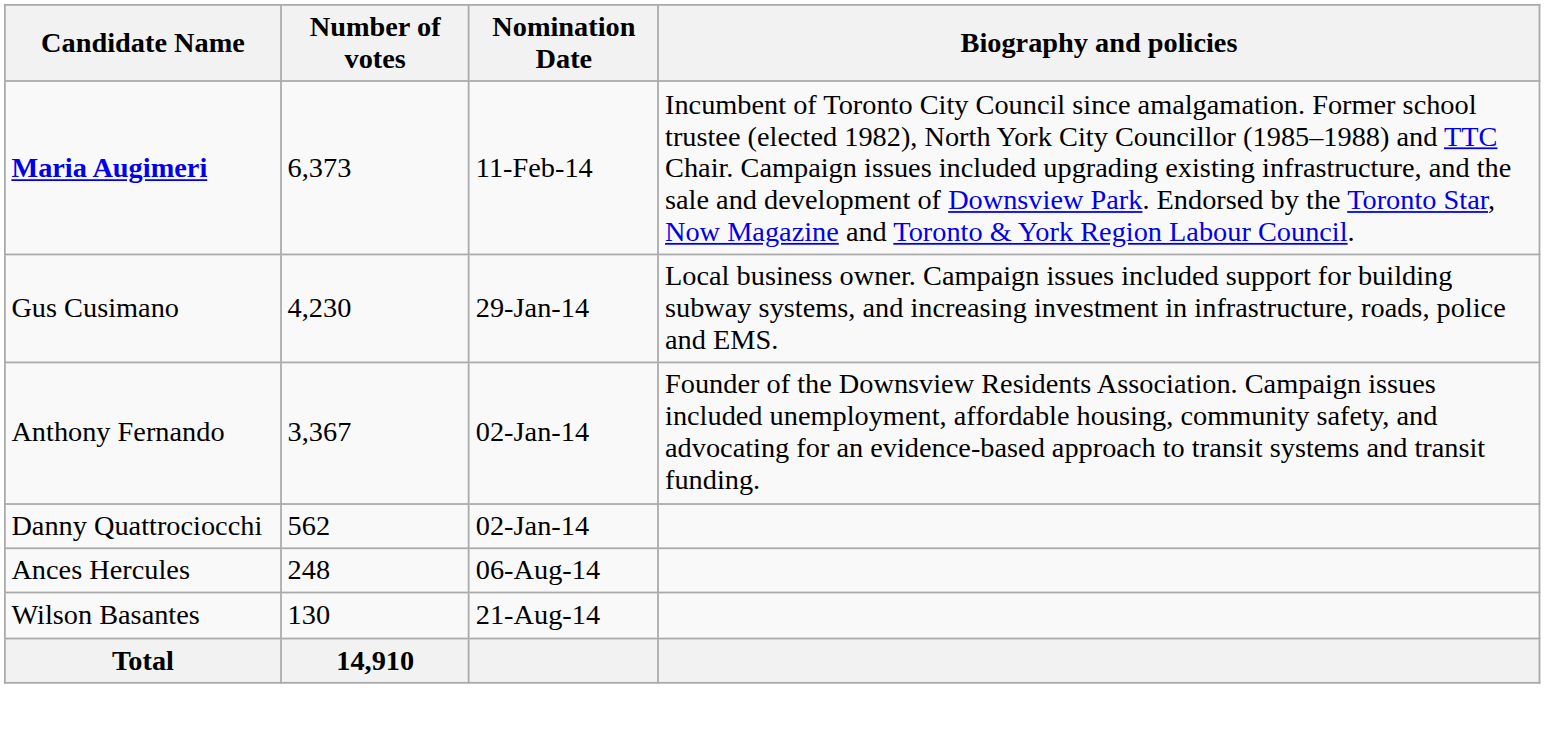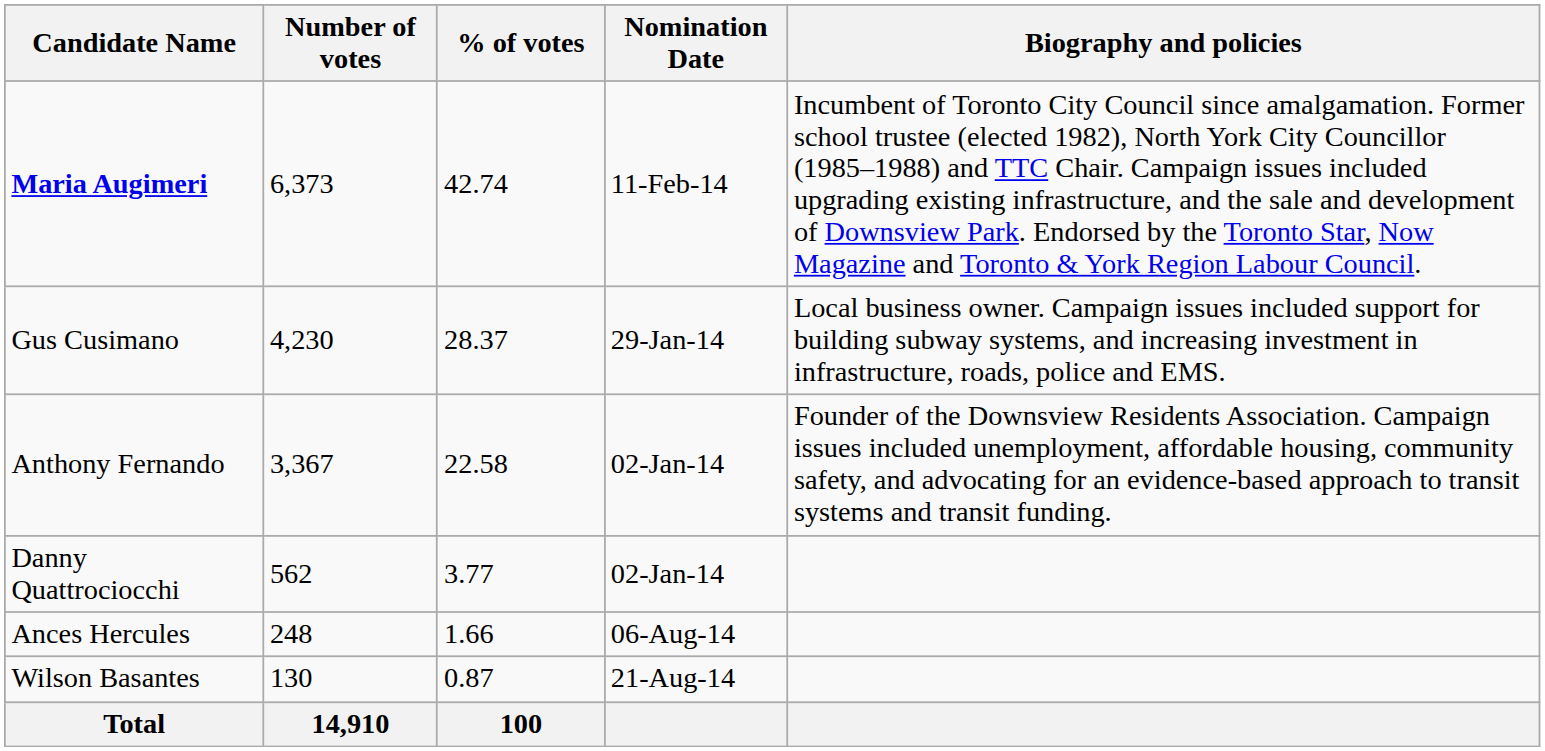+ column: (521, 42)
